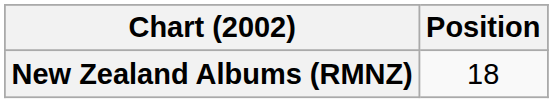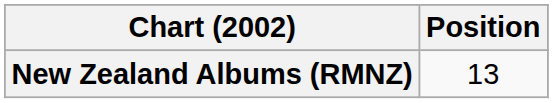(483, 73) 18 -> (483, 73) 13
